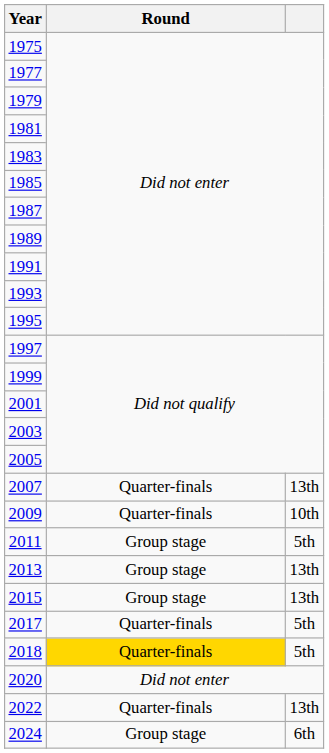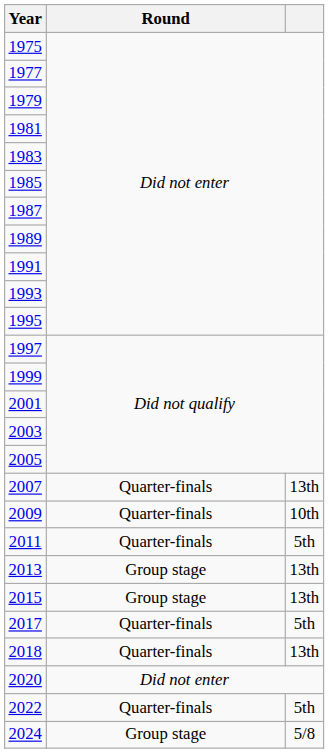(166, 542) Group stage -> (166, 542) Quarter-finals
(166, 652) gold background -> (166, 652) no background
(304, 652) 5th -> (304, 652) 13th
(304, 707) 13th -> (304, 707) 5th
(304, 734) 6th -> (304, 734) 5/8
